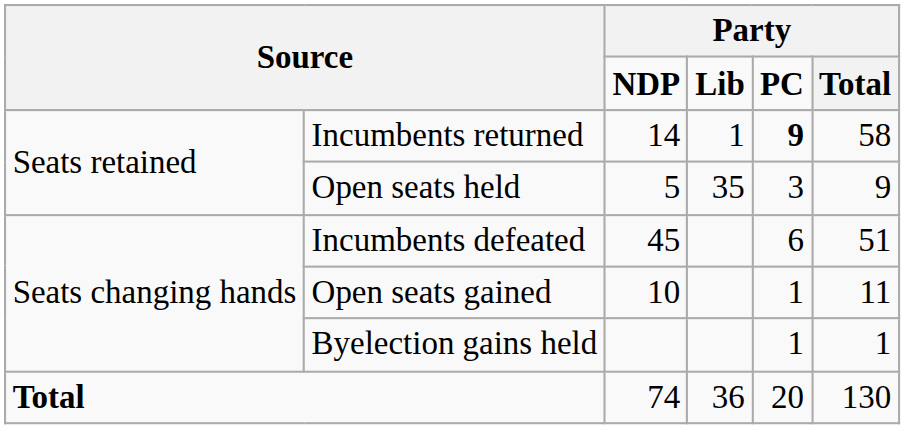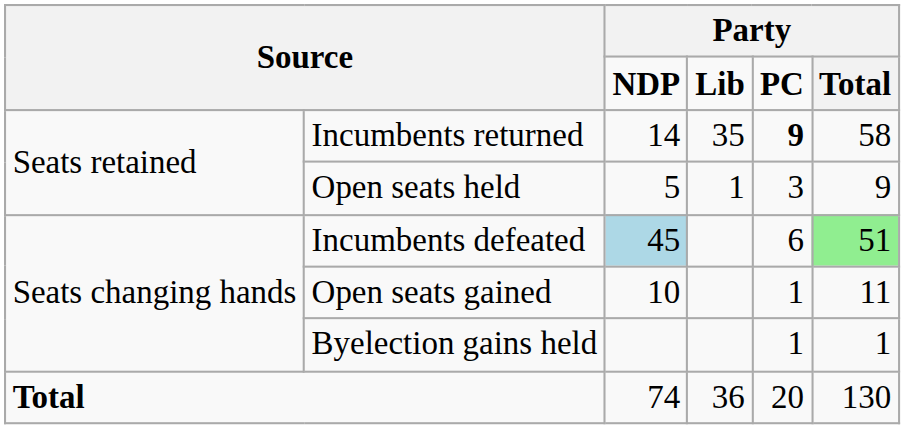(737, 135) 1 -> (728, 135) 35
(728, 187) 35 -> (737, 187) 1
(664, 239) no background -> (664, 239) lightblue background
(875, 239) no background -> (875, 239) lightgreen background
